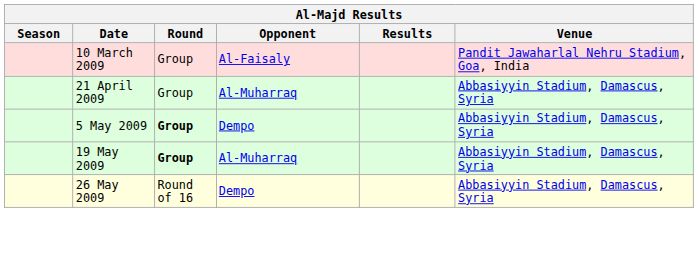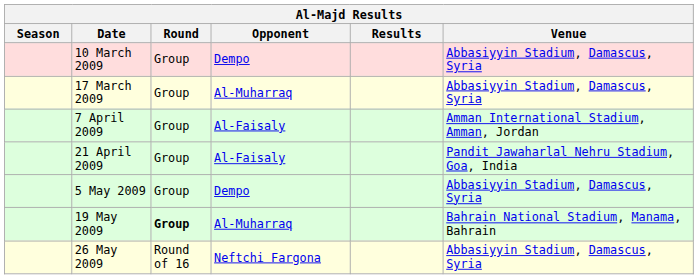(254, 59) Al-Faisaly -> (232, 59) Dempo
(572, 59) Pandit Jawaharlal Nehru Stadium, Goa, India -> (550, 59) Abbasiyyin Stadium, Damascus, Syria
+ row: (103, 92)
+ row: (100, 125)
(258, 92) Al-Muharraq -> (250, 158) Al-Faisaly
(561, 92) Abbasiyyin Stadium, Damascus, Syria -> (560, 158) Pandit Jawaharlal Nehru Stadium, Goa, India
(175, 125) bold -> (172, 191) normal
(561, 158) Abbasiyyin Stadium, Damascus, Syria -> (564, 224) Bahrain National Stadium, Manama, Bahrain
(237, 191) Dempo -> (268, 257) Neftchi Fargona
